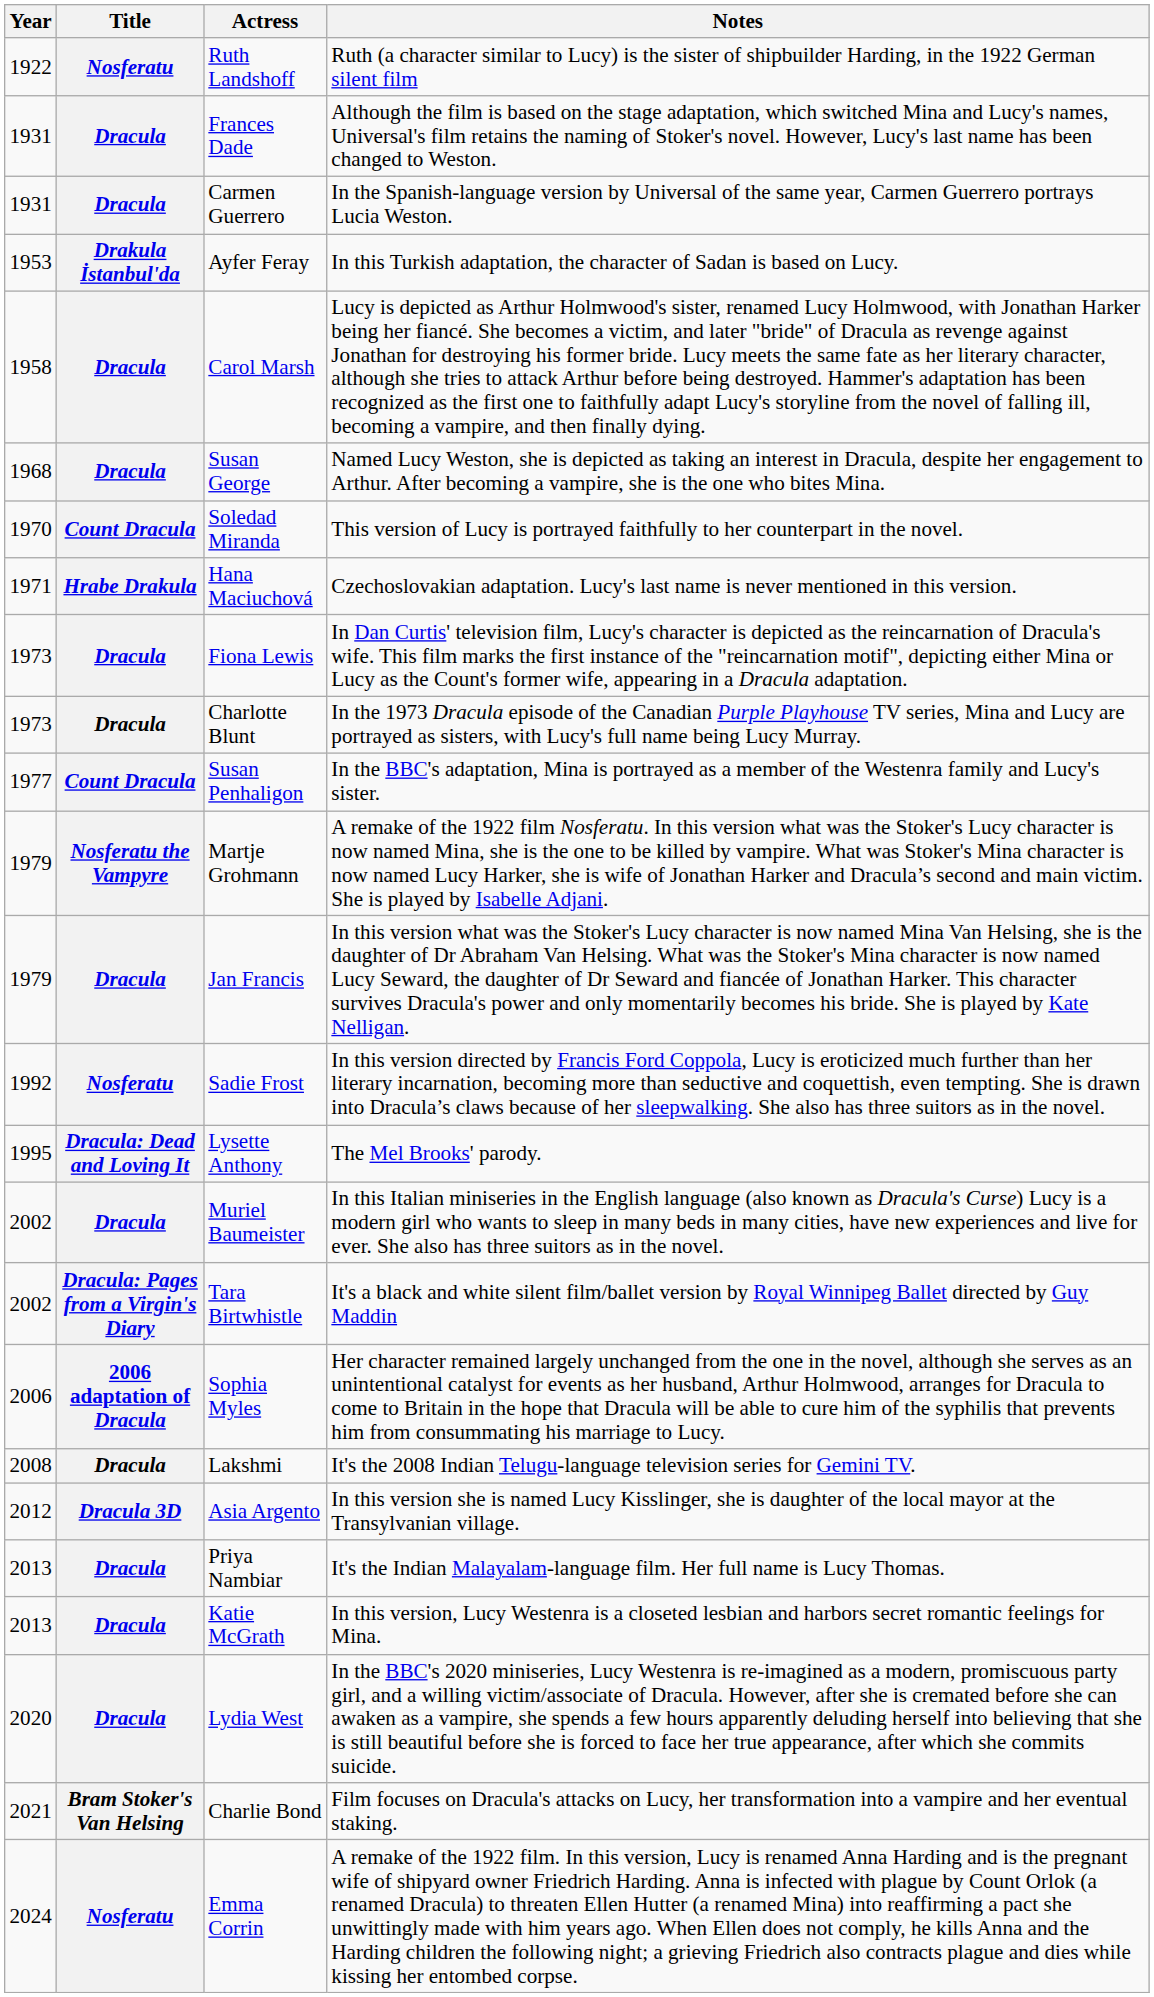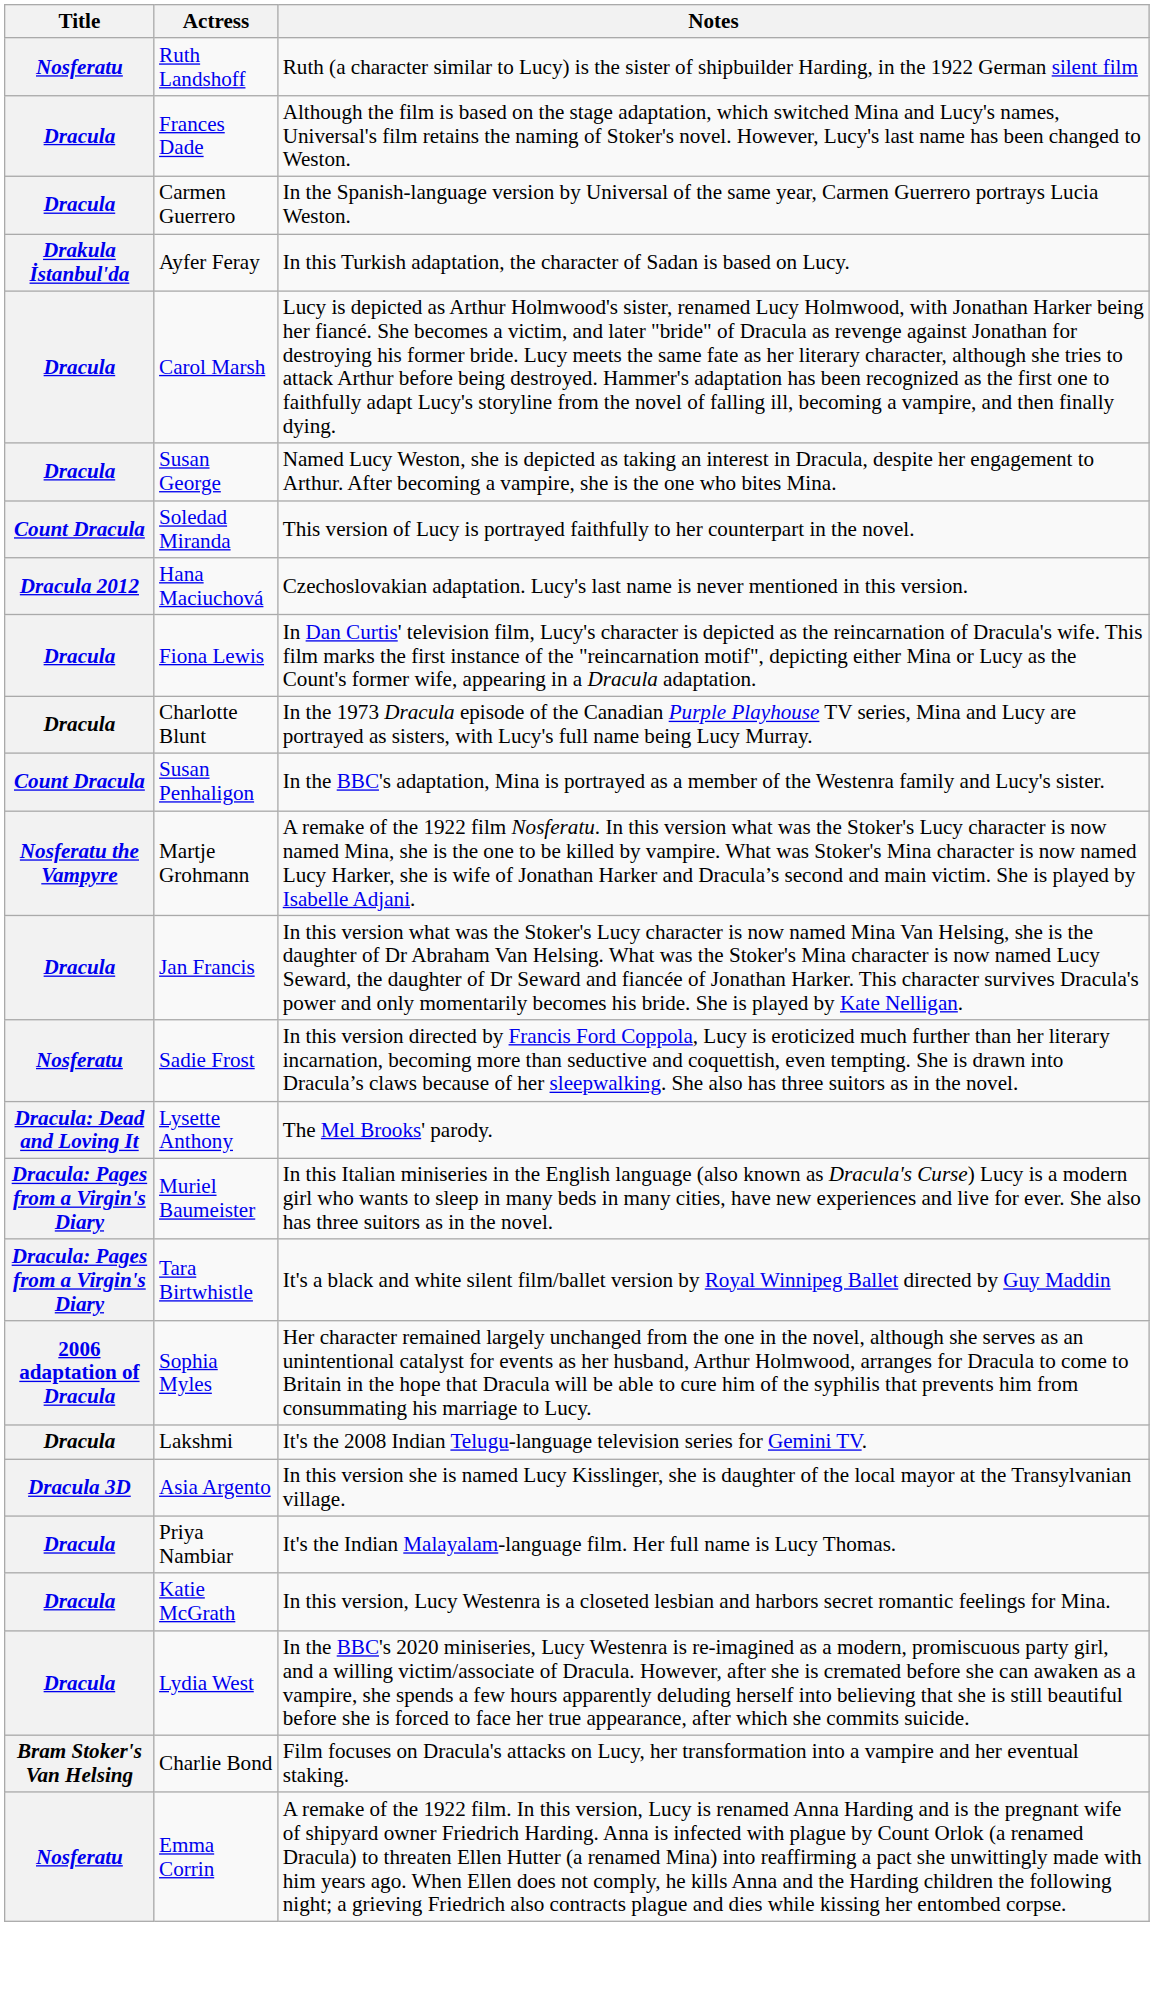- column: (31, 21)
(130, 586) Hrabe Drakula -> (79, 586) Dracula 2012
(130, 1222) Dracula -> (79, 1198) Dracula: Pages from a Virgin's Diary
